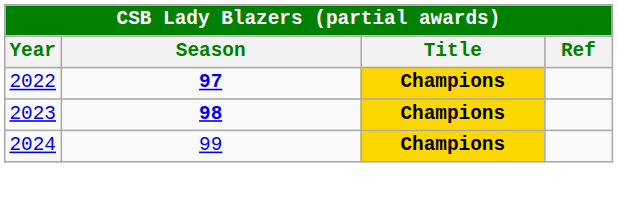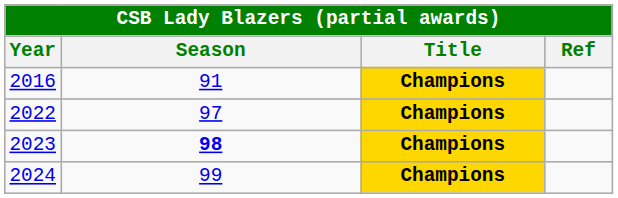+ row: (33, 83)
(211, 83) bold -> (211, 115) normal
